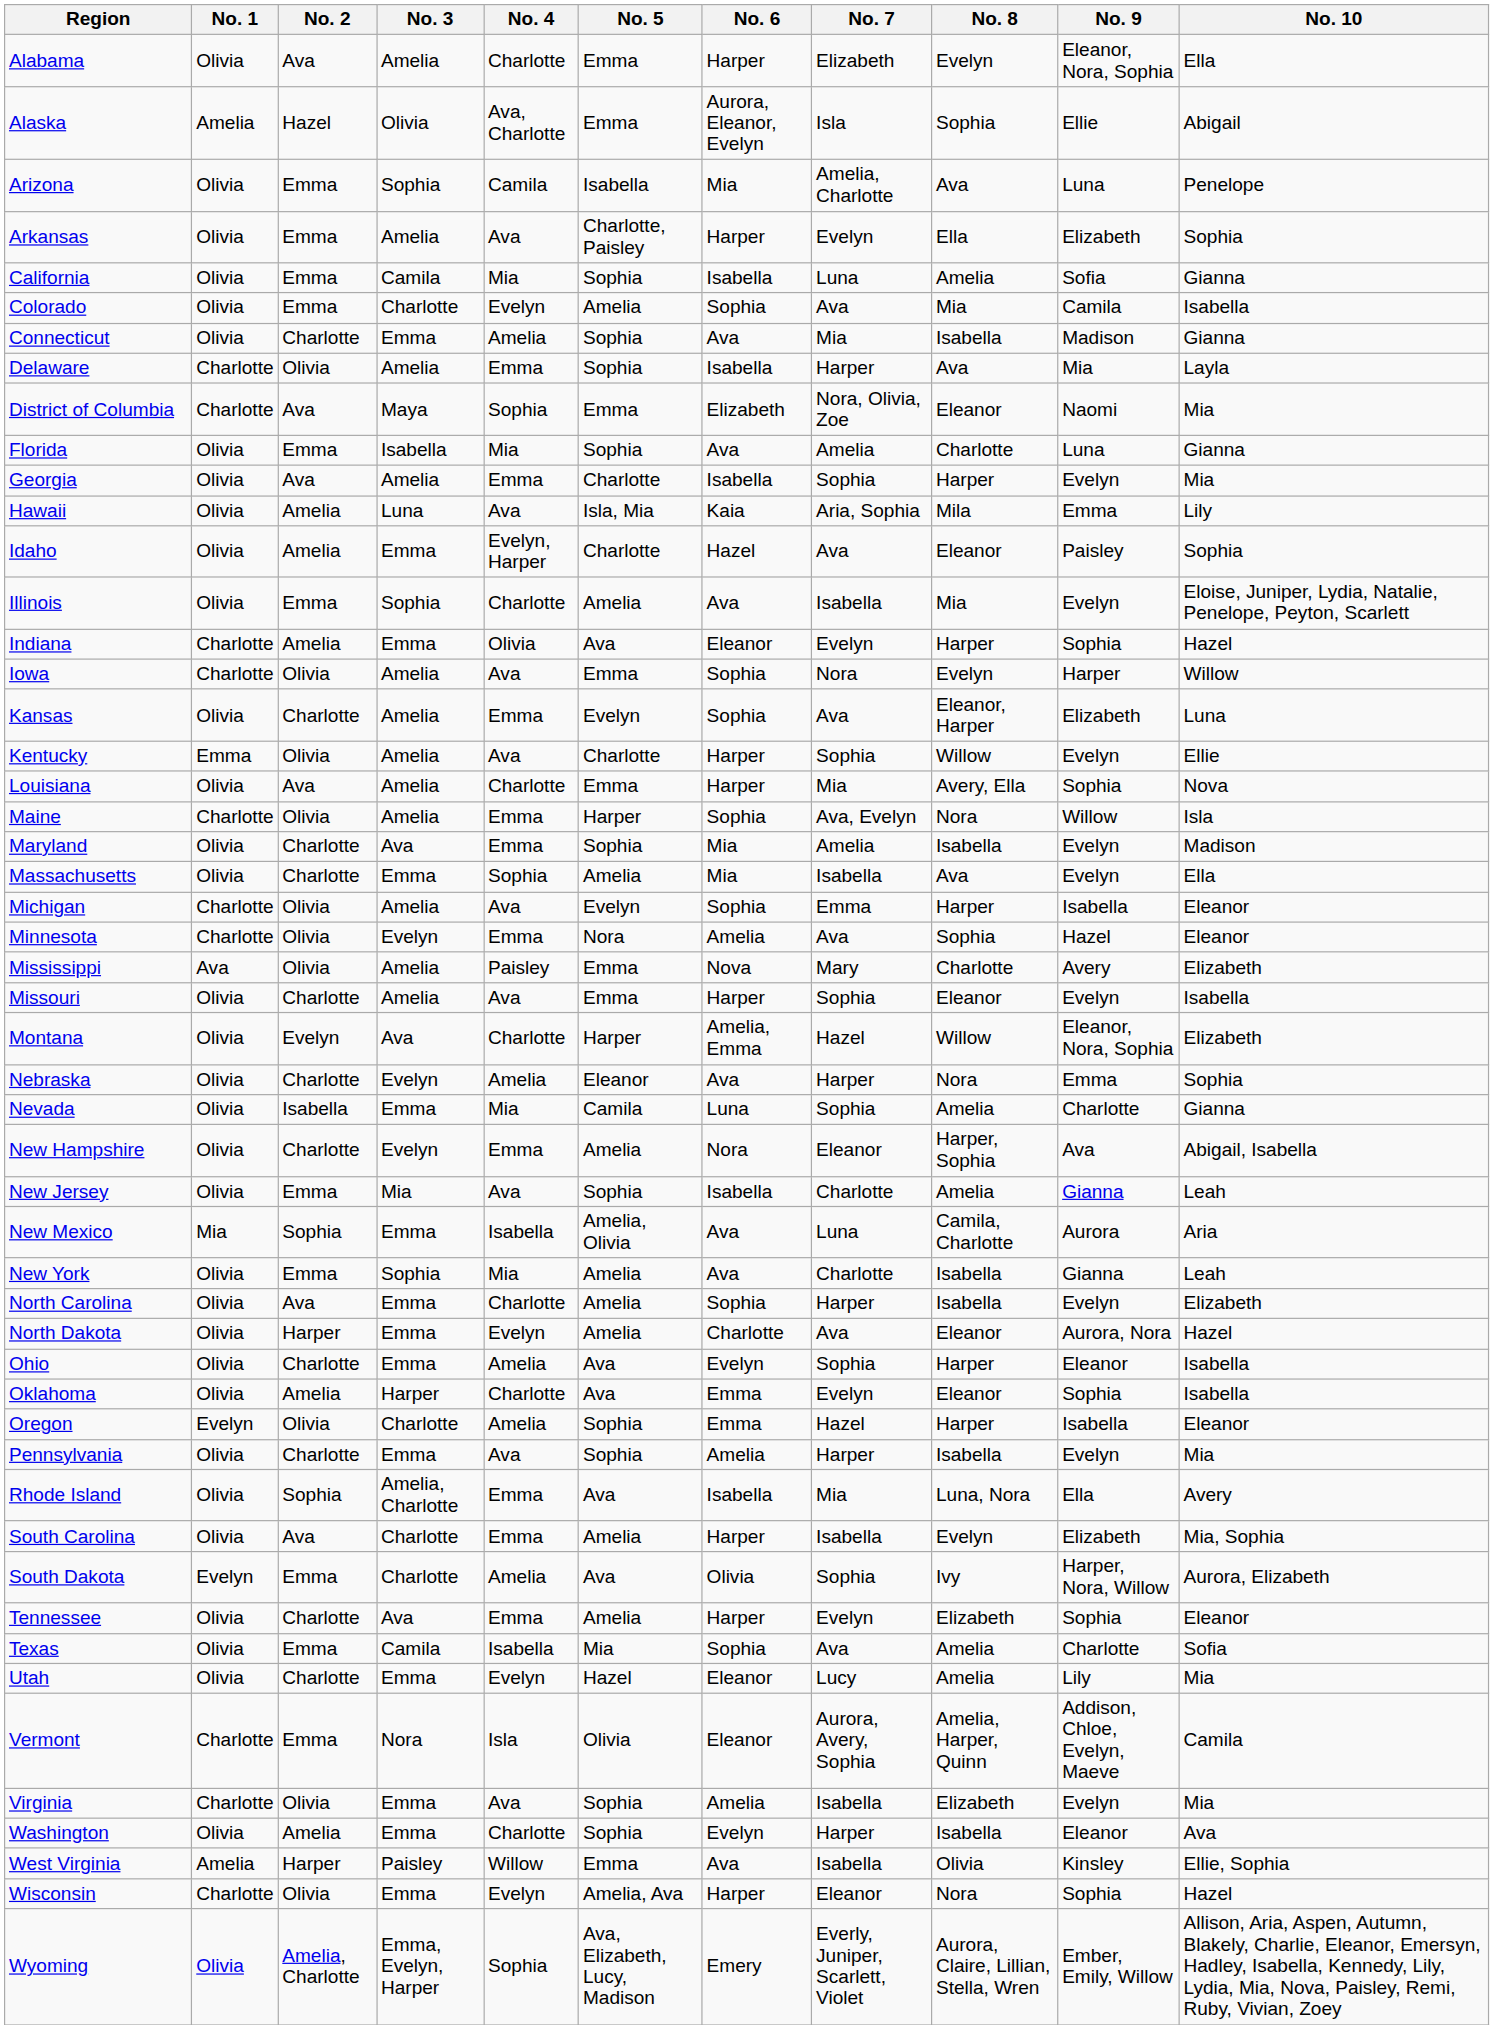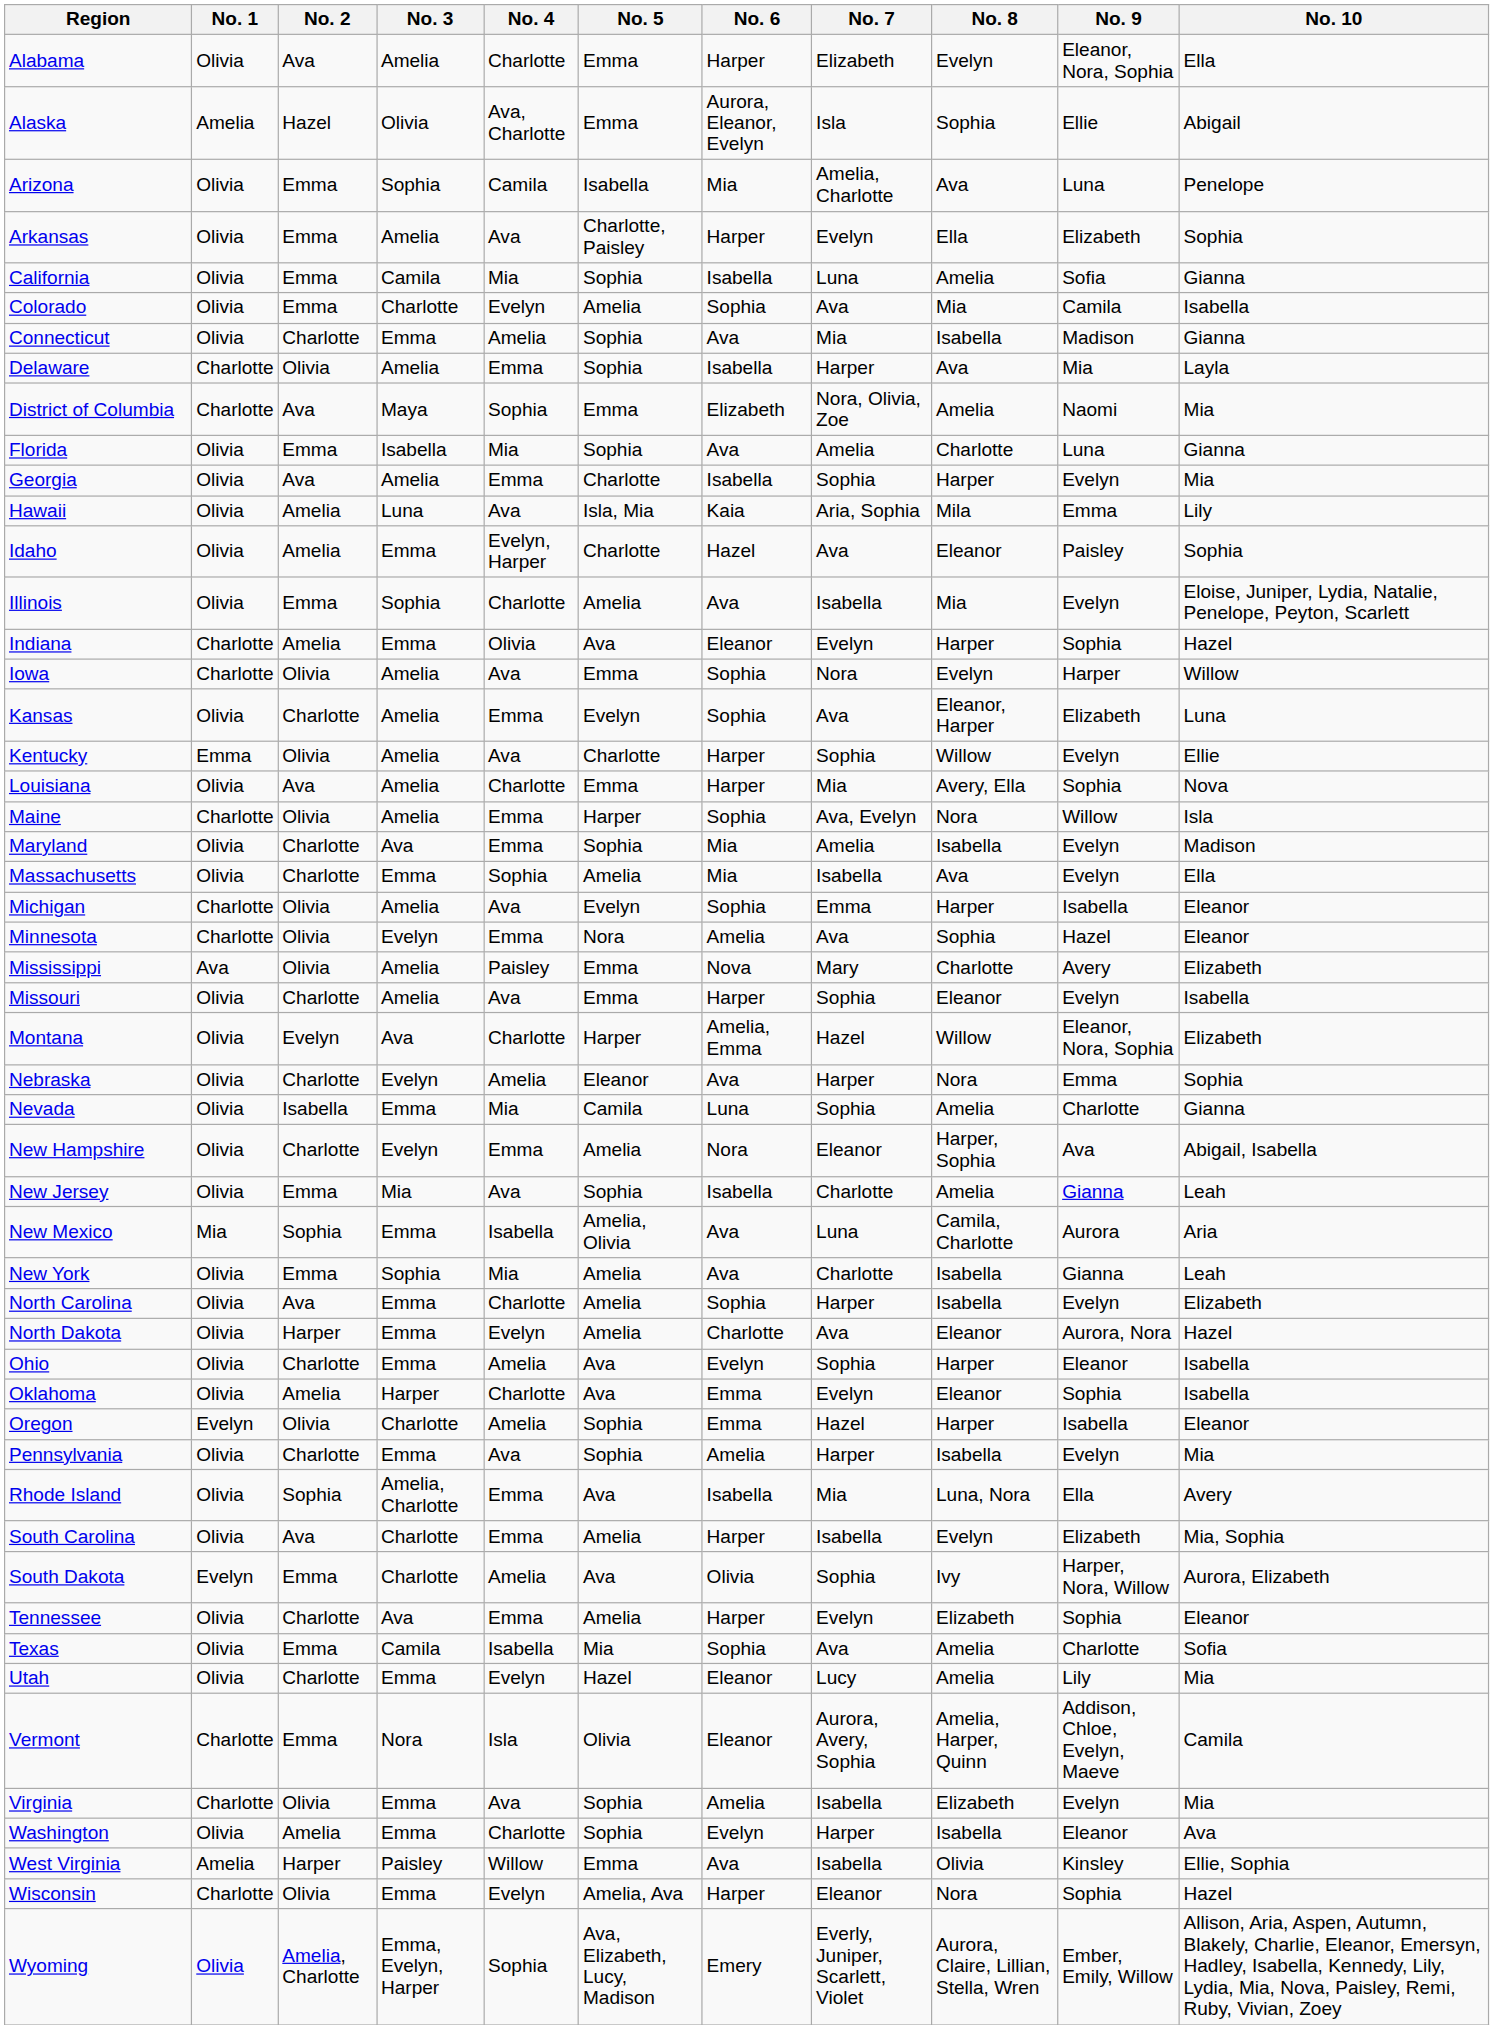(969, 409) Eleanor -> (965, 409) Amelia
